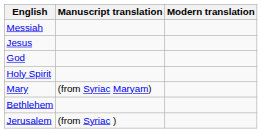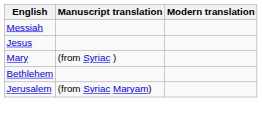- row: (16, 58)
- row: (29, 74)
(105, 89) (from Syriac Maryam) -> (87, 58) (from Syriac )
(87, 120) (from Syriac ) -> (105, 89) (from Syriac Maryam)
